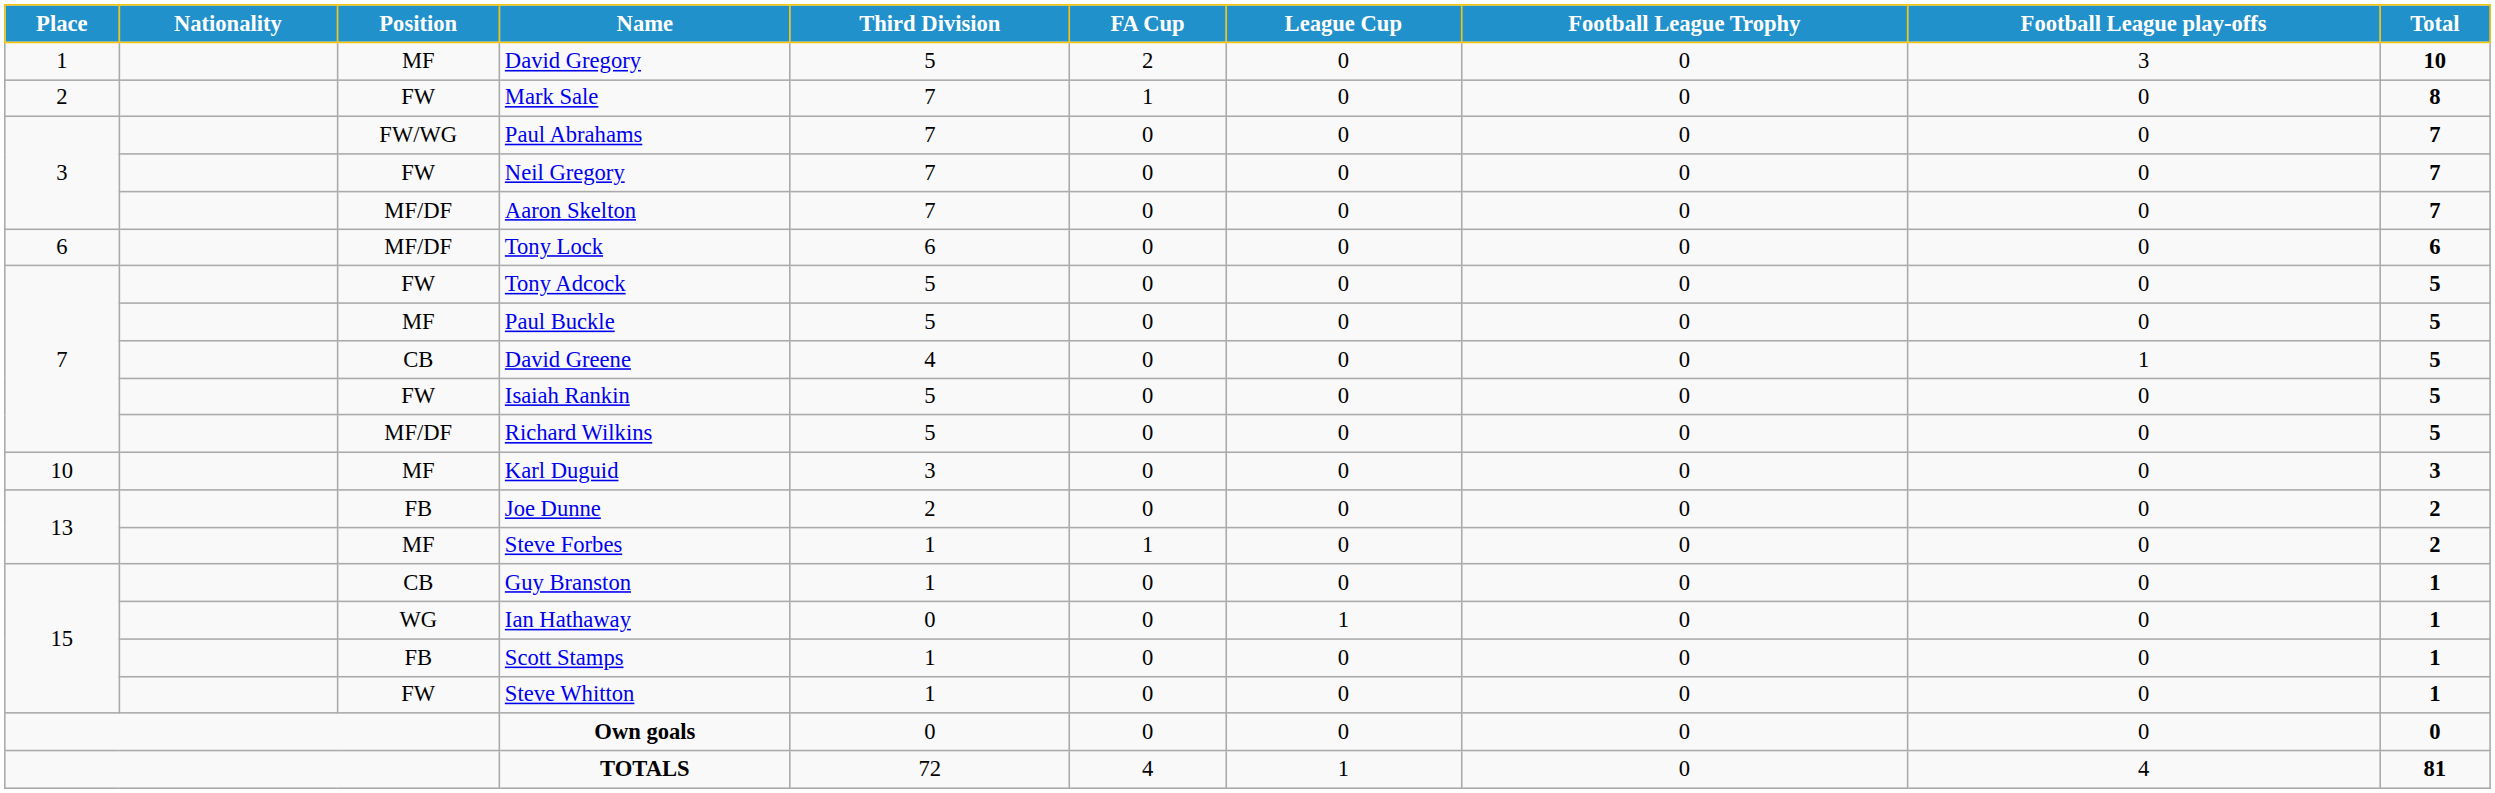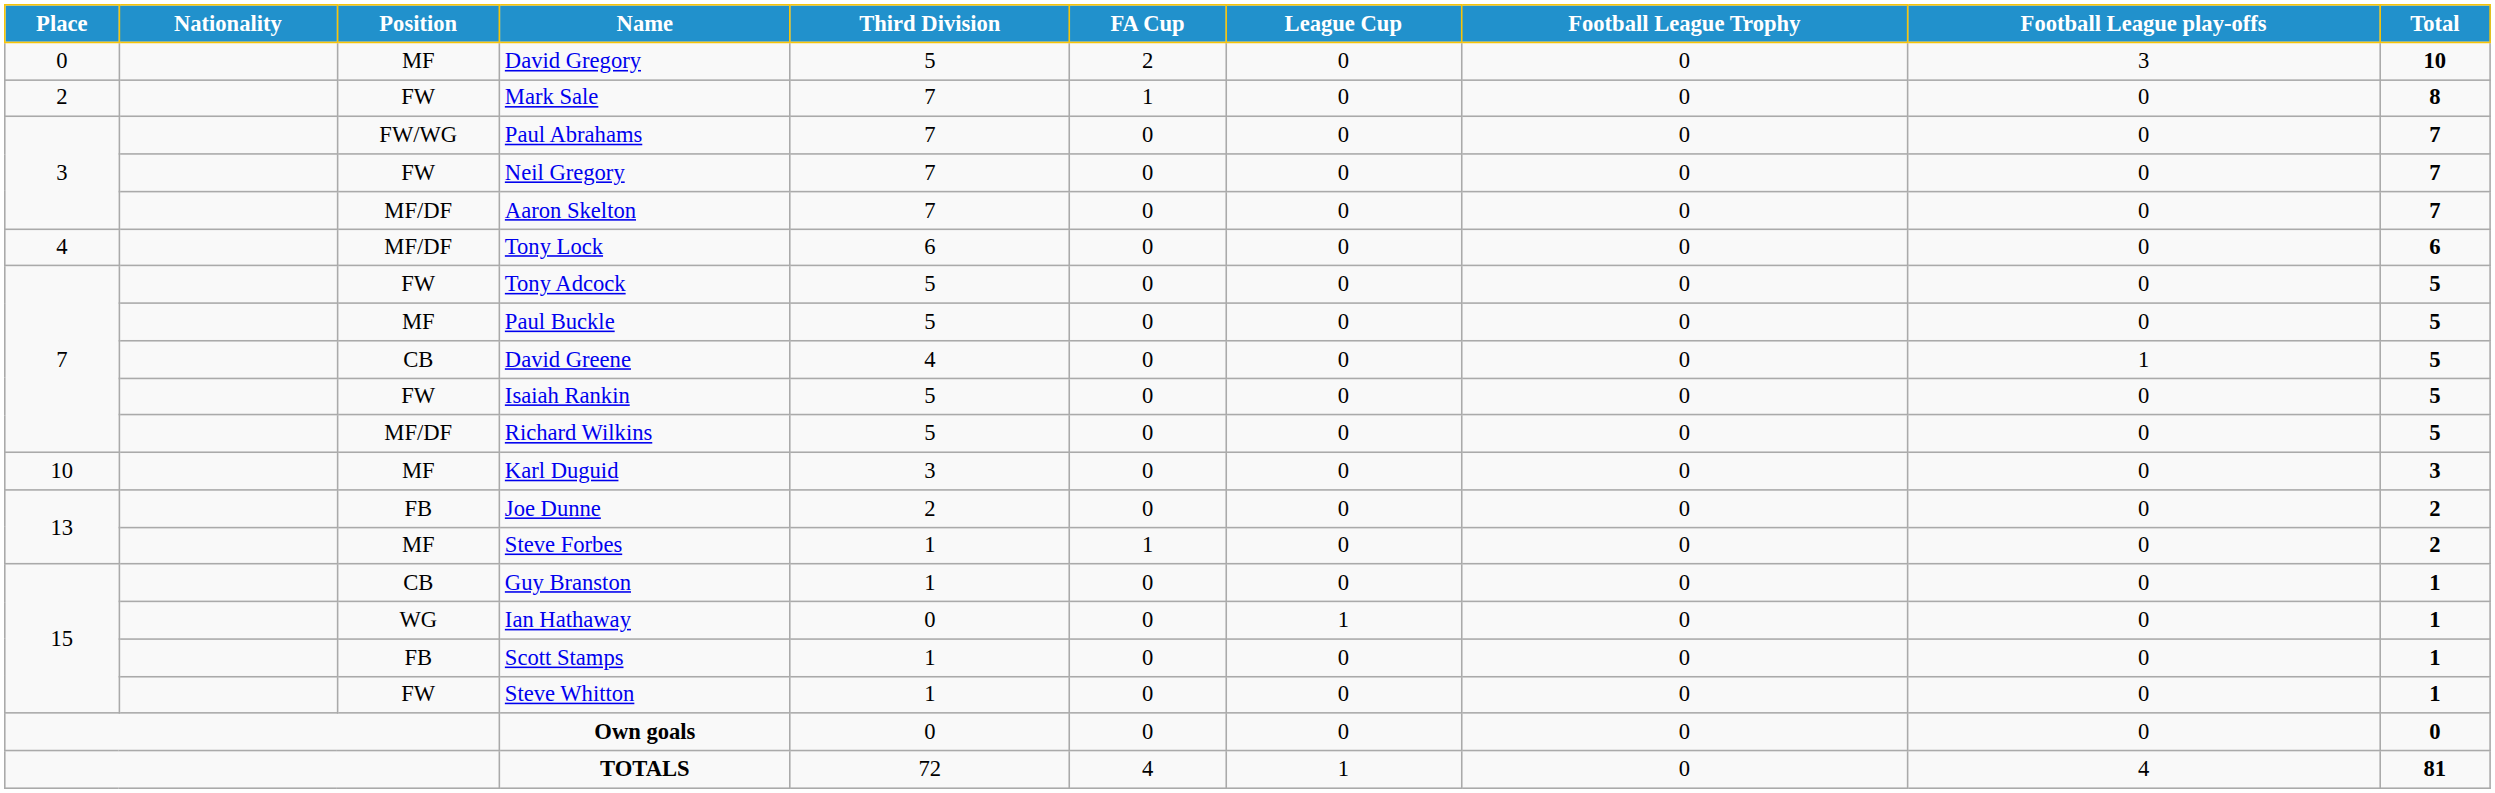(62, 60) 1 -> (62, 60) 0
(62, 247) 6 -> (62, 247) 4
